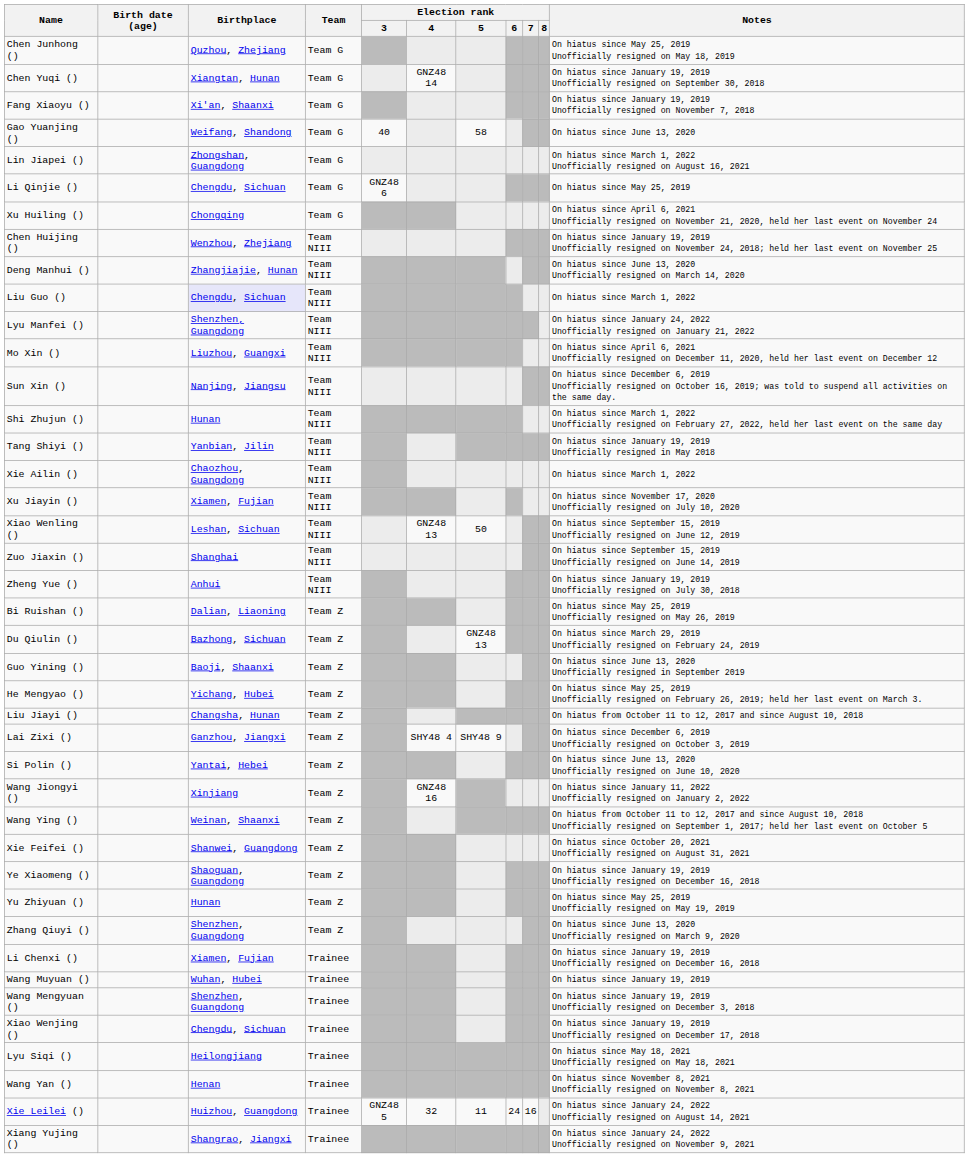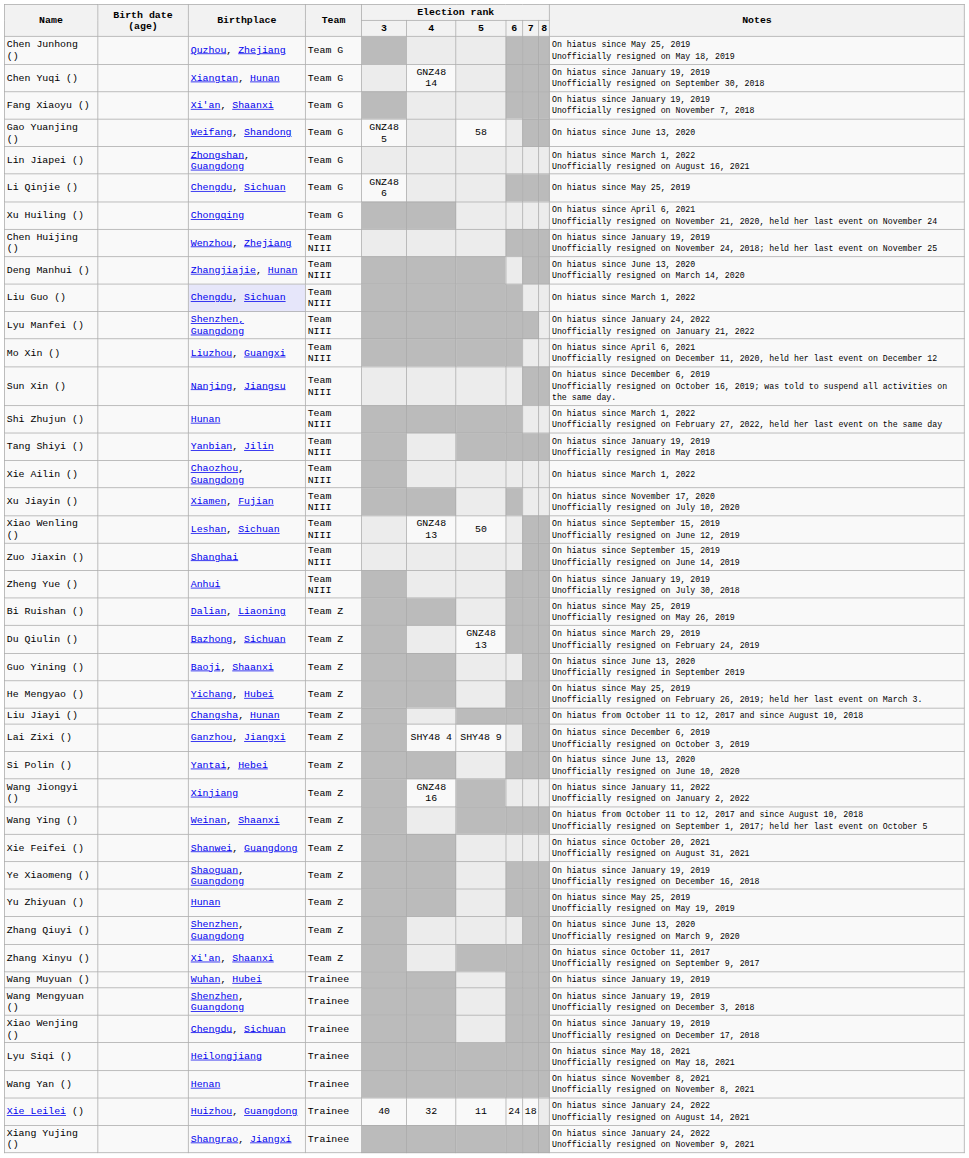(384, 133) 40 -> (384, 133) GNZ48 5
+ row: (48, 958)
- row: (42, 958)
(384, 1112) GNZ48 5 -> (384, 1112) 40
(531, 1112) 16 -> (531, 1112) 18
